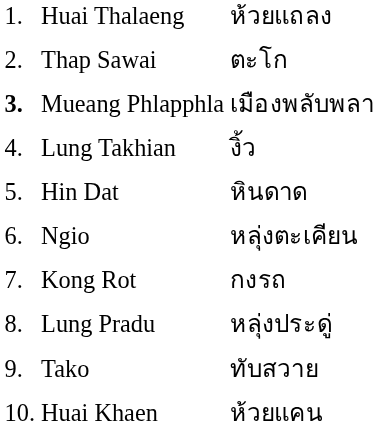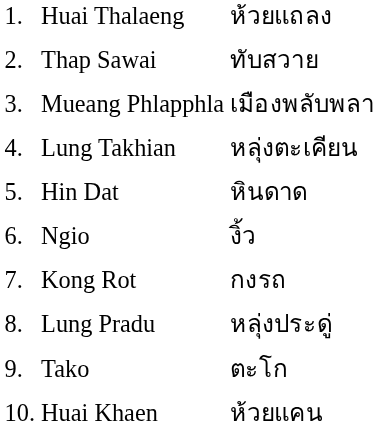(259, 60) ตะโก -> (274, 60) ทับสวาย
(14, 103) bold -> (14, 103) normal
(243, 148) งิ้ว -> (294, 148) หลุ่งตะเคียน
(294, 236) หลุ่งตะเคียน -> (243, 236) งิ้ว
(274, 368) ทับสวาย -> (259, 368) ตะโก
